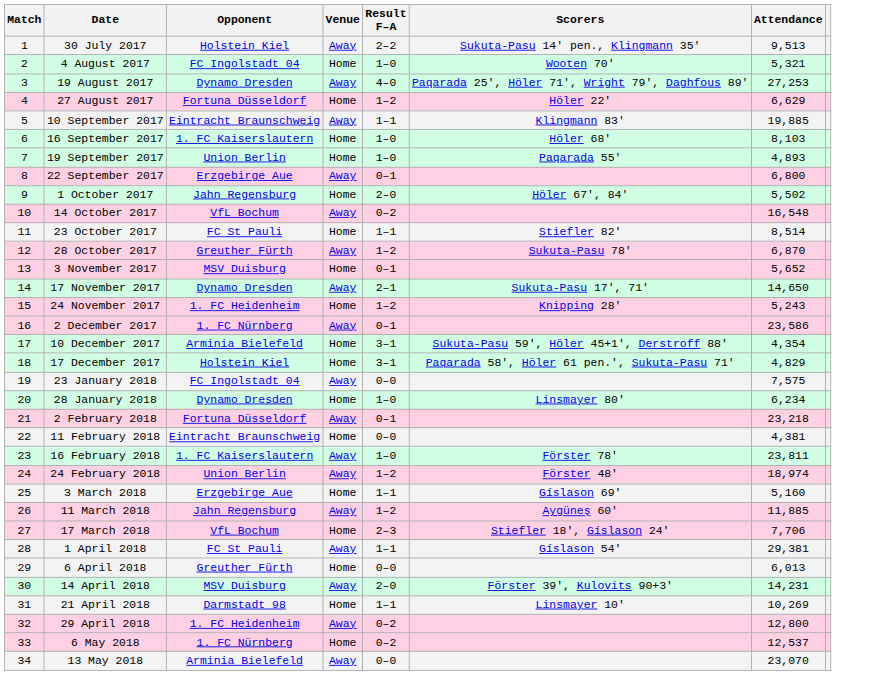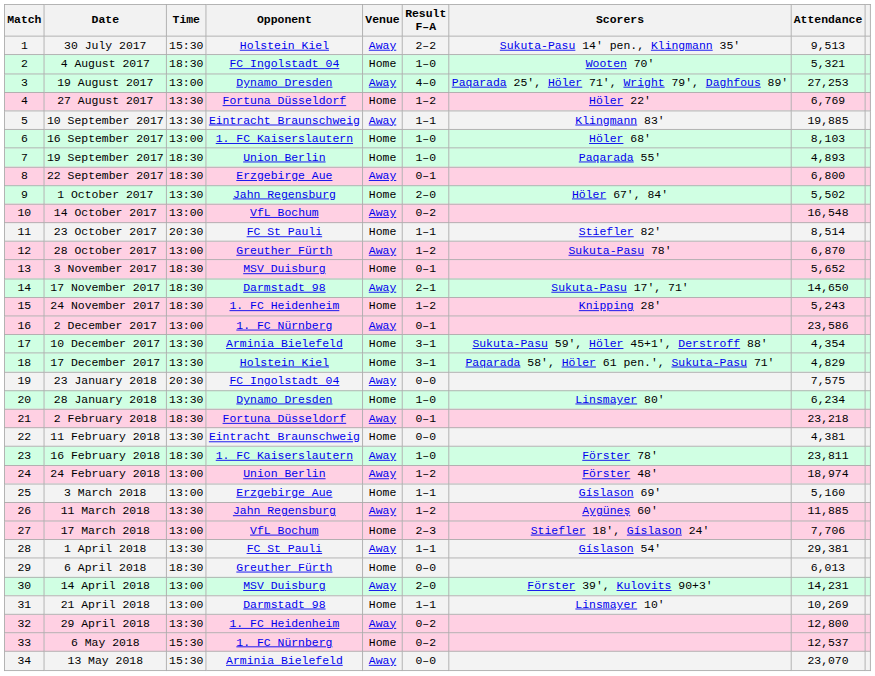+ column: (186, 20)
(788, 102) 6,629 -> (828, 102) 6,769
(245, 288) Dynamo Dresden -> (284, 288) Darmstadt 98
